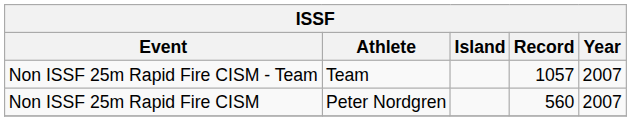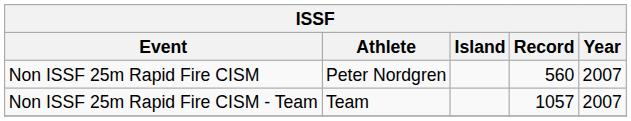rows swapped: (134, 102) <-> (163, 75)
